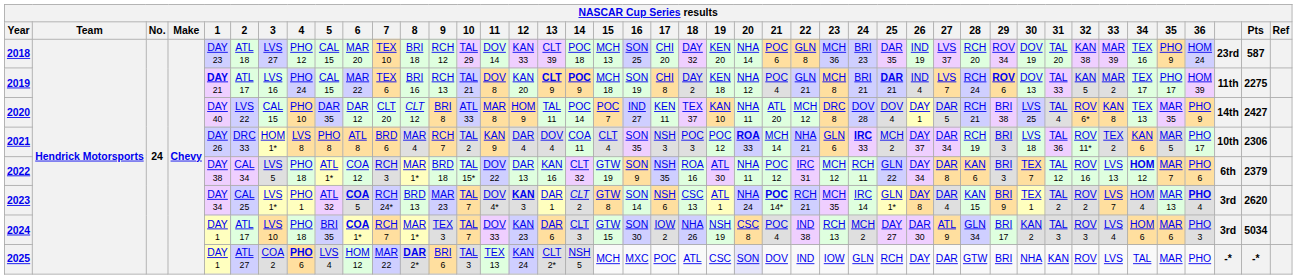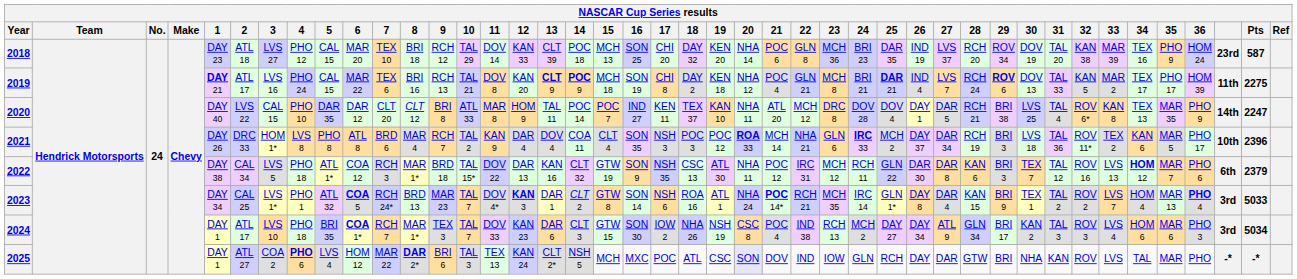(1256, 112) 2427 -> (1256, 112) 2247
(1256, 142) 2306 -> (1256, 142) 2396
(692, 171) ROA 16 -> (692, 171) CSC 13
(920, 171) DAY 34 -> (920, 171) DAR 30
(692, 200) CSC 13 -> (692, 200) ROA 16
(1256, 200) 2620 -> (1256, 200) 5033
(920, 229) DAR 30 -> (920, 229) DAY 34
